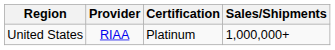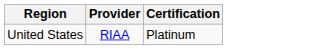- column: (276, 14)
